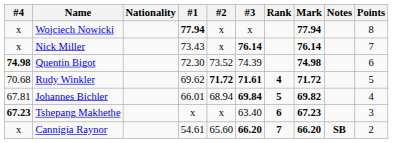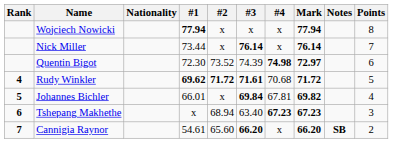columns swapped: (279, 12) <-> (19, 12)
(193, 46) 73.43 -> (194, 46) 73.44
(309, 63) 74.98 -> (309, 63) 72.97
(193, 79) normal -> (194, 79) bold
(221, 96) 68.94 -> (222, 96) x
(221, 113) x -> (222, 113) 68.94
